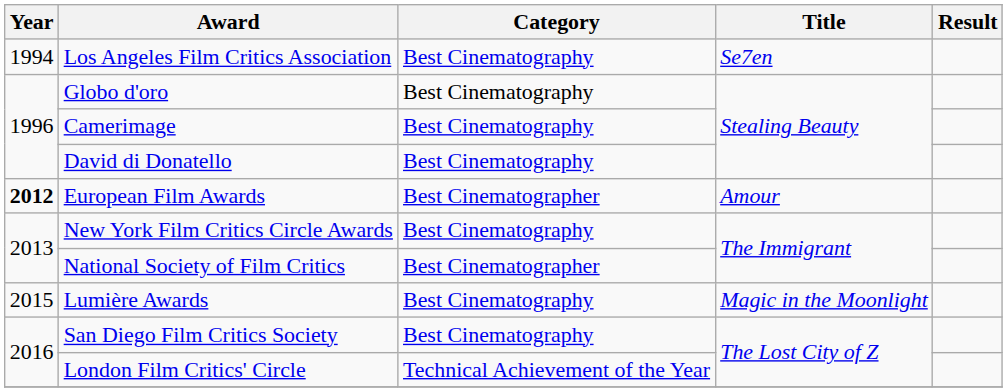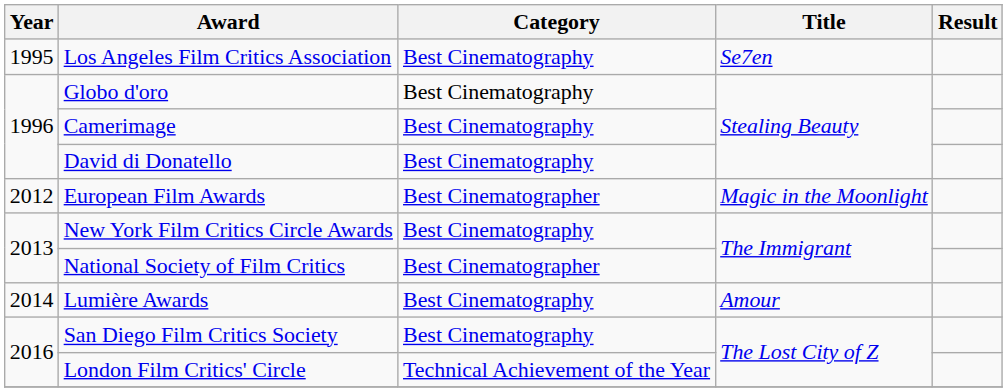(32, 56) 1994 -> (32, 56) 1995
(32, 195) bold -> (32, 195) normal
(750, 195) Amour -> (824, 195) Magic in the Moonlight
(32, 299) 2015 -> (32, 299) 2014
(824, 299) Magic in the Moonlight -> (750, 299) Amour
